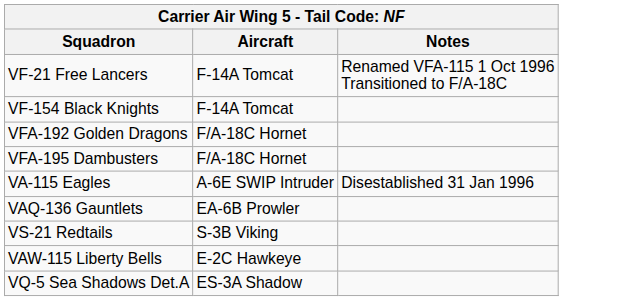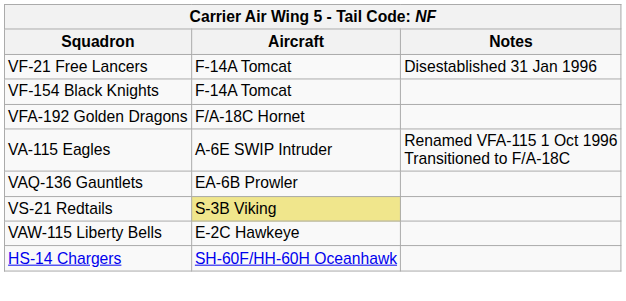(448, 75) Renamed VFA-115 1 Oct 1996 Transitioned to F/A-18C -> (501, 66) Disestablished 31 Jan 1996
- row: (83, 158)
(438, 183) Disestablished 31 Jan 1996 -> (511, 150) Renamed VFA-115 1 Oct 1996 Transitioned to F/A-18C
(237, 233) no background -> (236, 208) khaki background
+ row: (65, 258)
- row: (99, 283)
